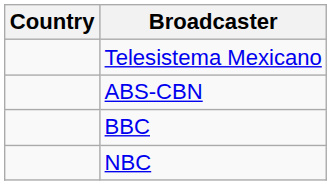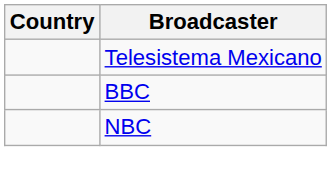- row: (154, 92)
